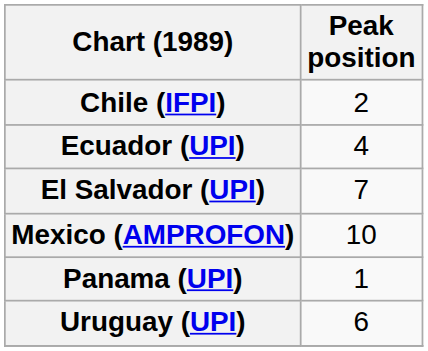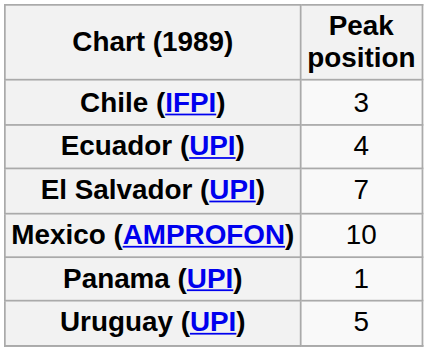(361, 102) 2 -> (361, 102) 3
(361, 322) 6 -> (361, 322) 5
